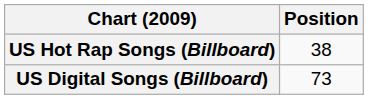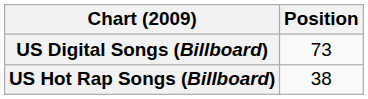rows swapped: (142, 79) <-> (142, 49)
